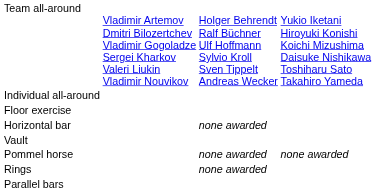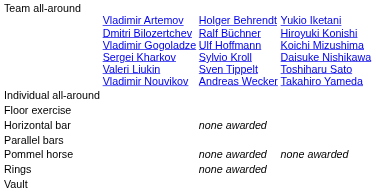rows swapped: (34, 184) <-> (16, 140)
